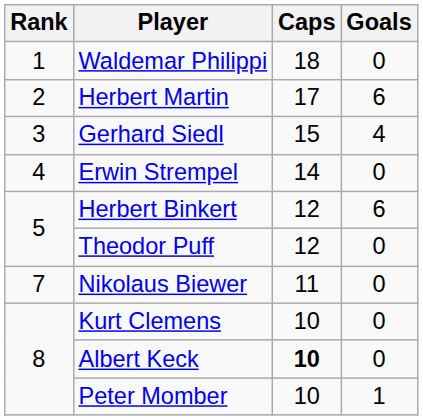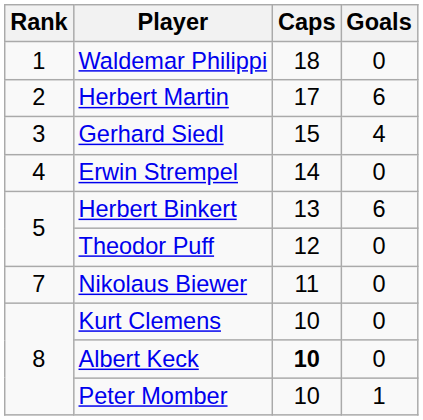(307, 209) 12 -> (307, 209) 13
